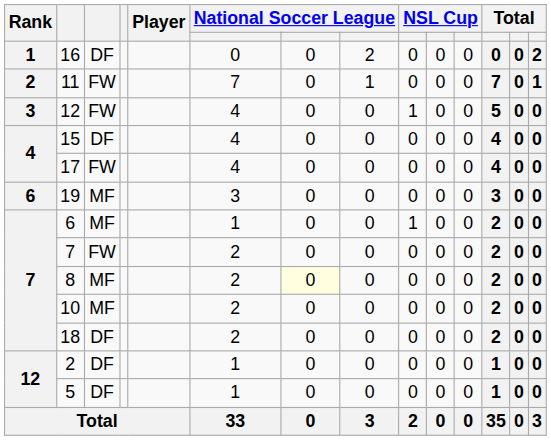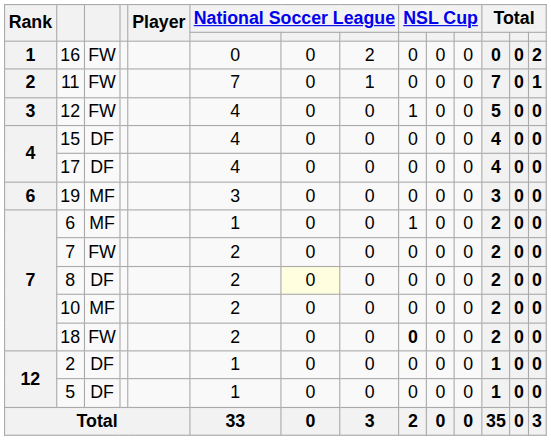(102, 54) DF -> (102, 54) FW
(102, 167) FW -> (102, 167) DF
(102, 280) MF -> (102, 280) DF
(102, 336) DF -> (102, 336) FW
(413, 336) normal -> (413, 336) bold
